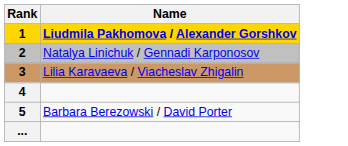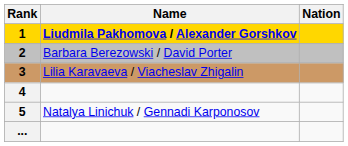+ column: (321, 14)
(151, 53) Natalya Linichuk / Gennadi Karponosov -> (138, 53) Barbara Berezowski / David Porter
(138, 111) Barbara Berezowski / David Porter -> (151, 111) Natalya Linichuk / Gennadi Karponosov
